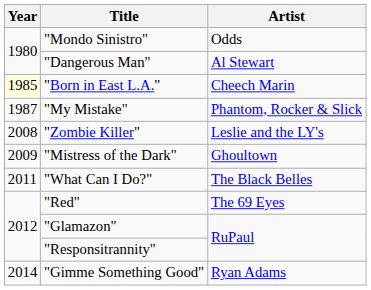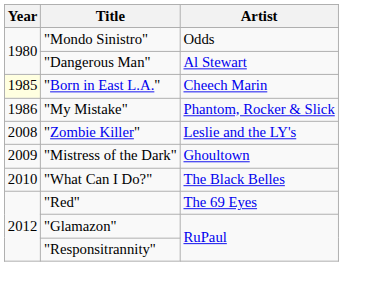(23, 109) 1987 -> (23, 109) 1986
(22, 179) 2011 -> (23, 179) 2010
- row: (124, 272)
